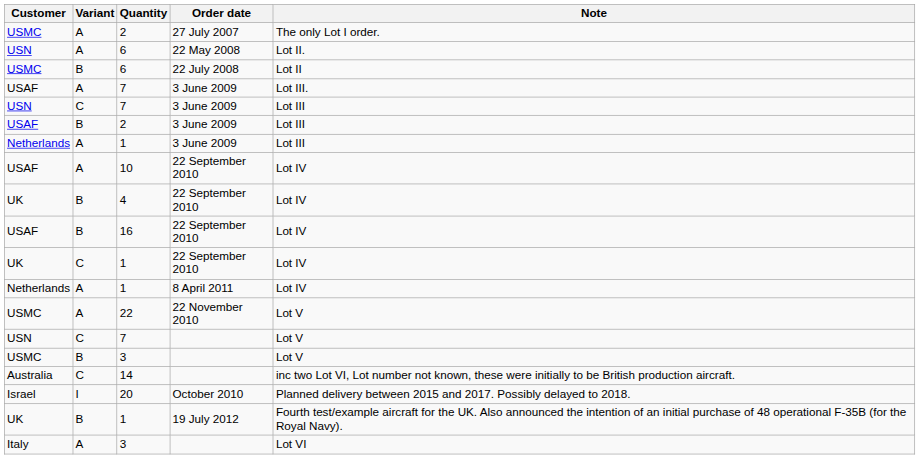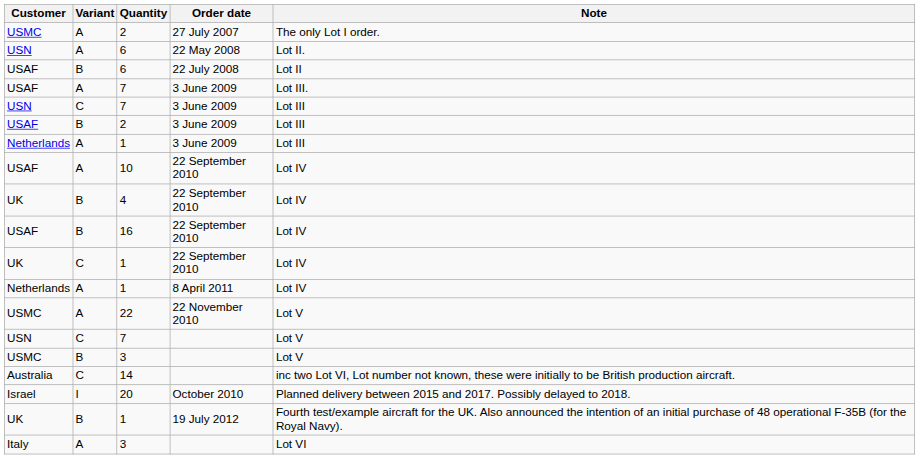(24, 69) USMC -> (23, 69) USAF
